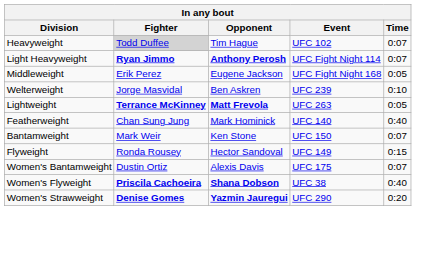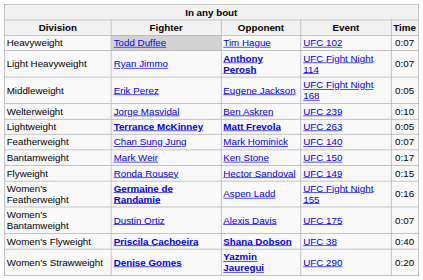(145, 59) bold -> (141, 64) normal
(397, 121) 0:40 -> (405, 143) 0:07
(397, 136) 0:07 -> (405, 158) 0:17
+ row: (38, 194)
